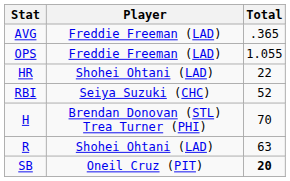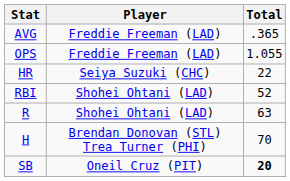(145, 73) Shohei Ohtani (LAD) -> (145, 73) Seiya Suzuki (CHC)
(145, 93) Seiya Suzuki (CHC) -> (145, 93) Shohei Ohtani (LAD)
rows swapped: (26, 146) <-> (26, 120)
